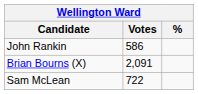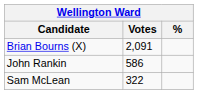rows swapped: (46, 64) <-> (37, 47)
(135, 81) 722 -> (135, 81) 322
